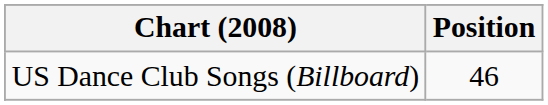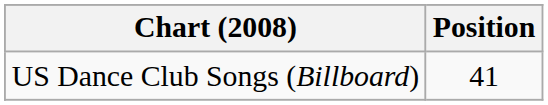(484, 75) 46 -> (484, 75) 41
